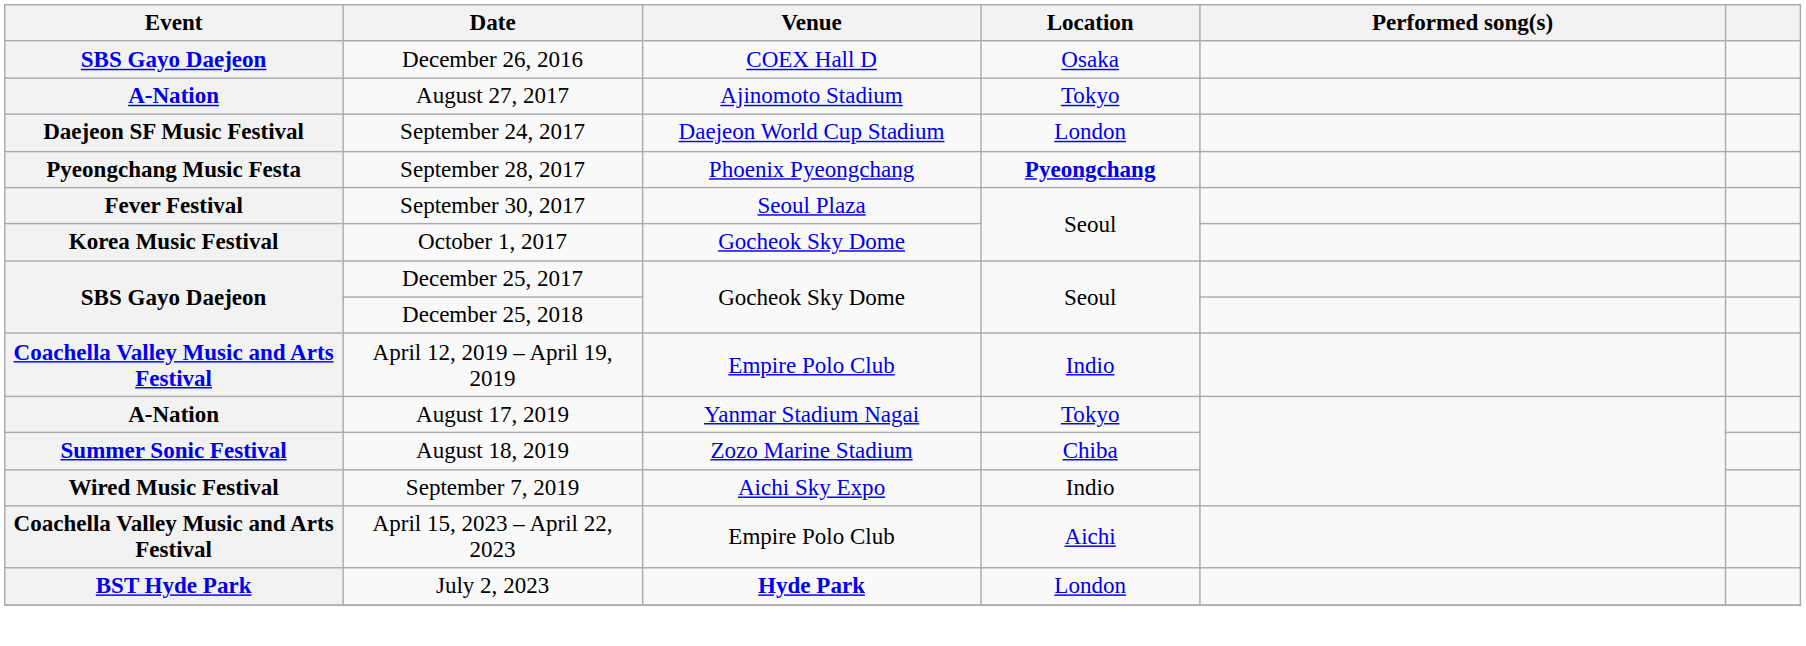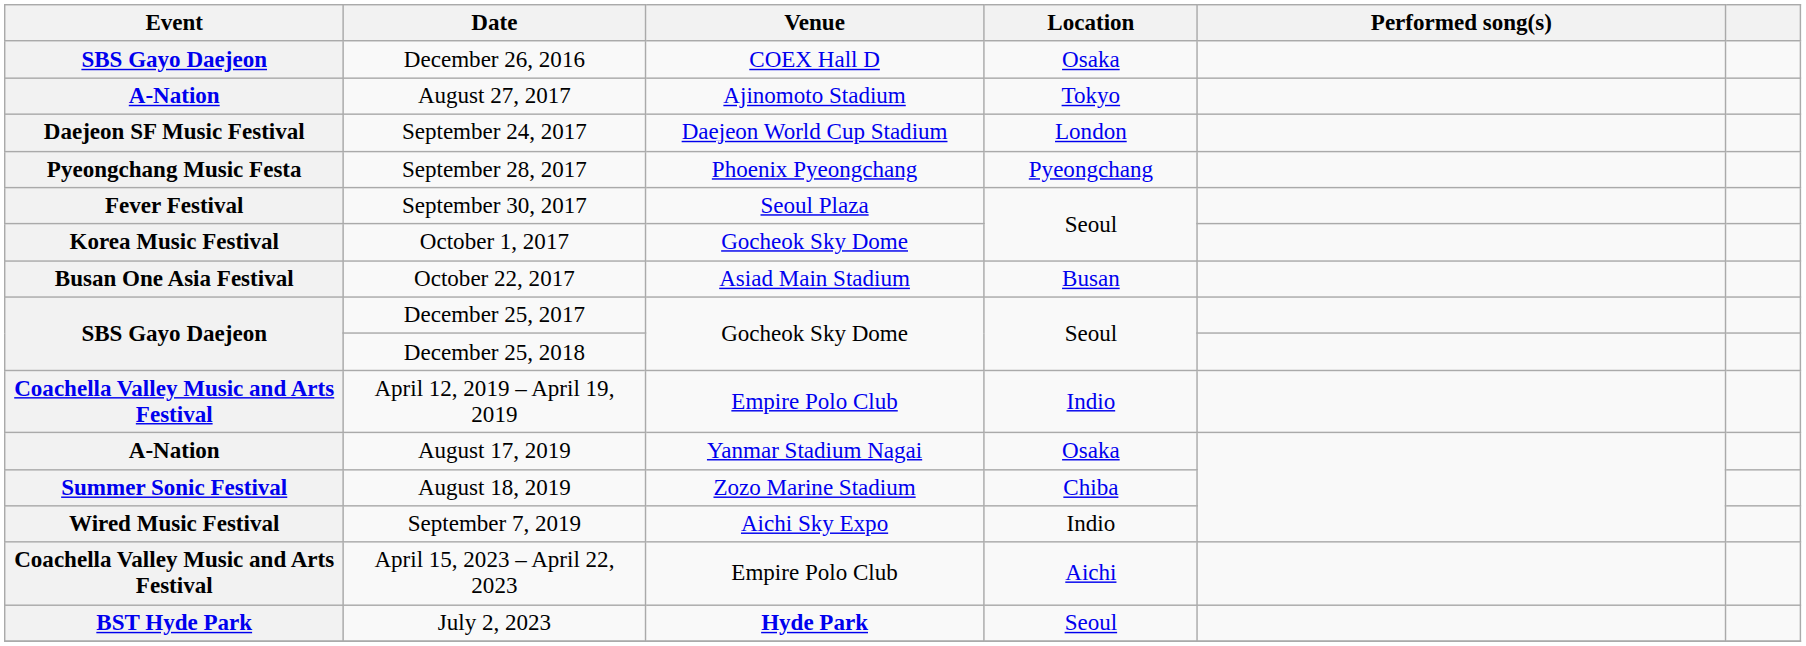(1090, 168) bold -> (1091, 168) normal
+ row: (494, 278)
(1090, 414) Tokyo -> (1091, 450) Osaka
(1090, 586) London -> (1091, 622) Seoul
